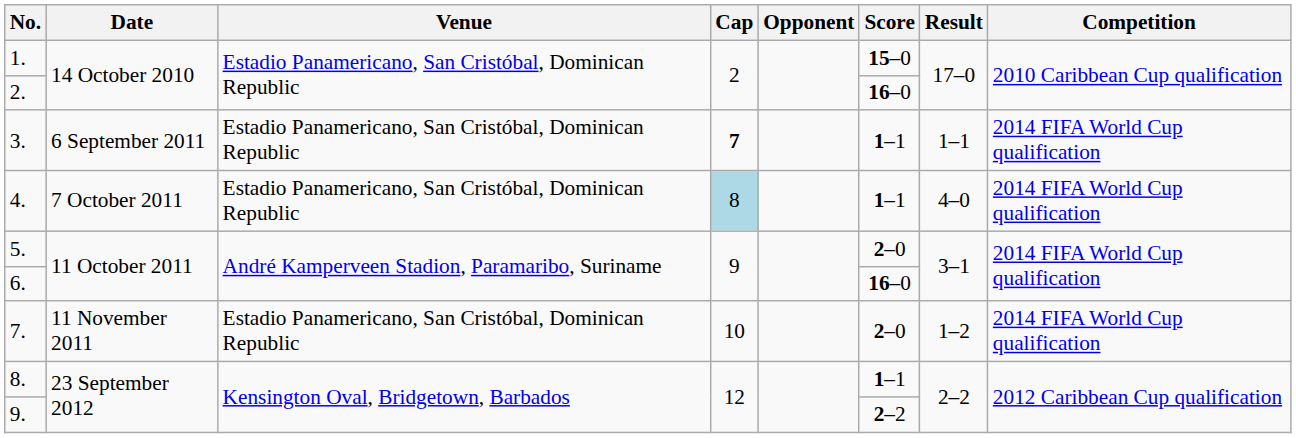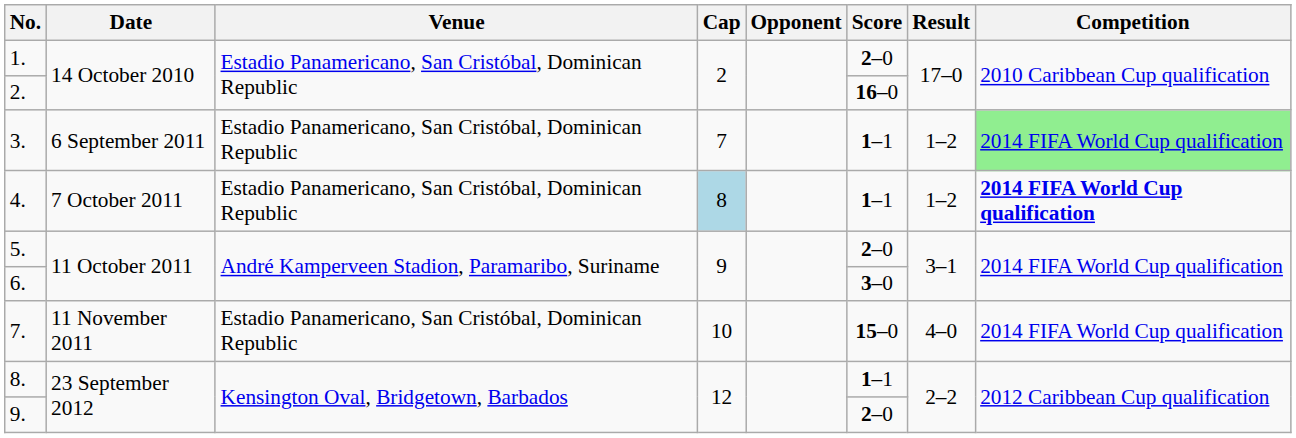(890, 57) 15–0 -> (877, 57) 2–0
(734, 140) bold -> (722, 140) normal
(954, 140) 1–1 -> (941, 140) 1–2
(1088, 140) no background -> (1132, 140) lightgreen background
(954, 200) 4–0 -> (941, 200) 1–2
(1088, 200) normal -> (1081, 200) bold
(890, 283) 16–0 -> (877, 283) 3–0
(890, 331) 2–0 -> (877, 331) 15–0
(954, 331) 1–2 -> (941, 331) 4–0
(890, 414) 2–2 -> (877, 414) 2–0
